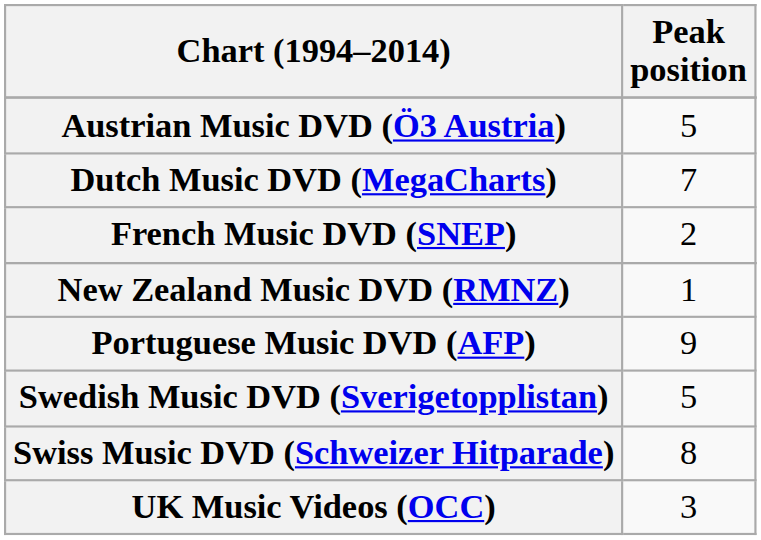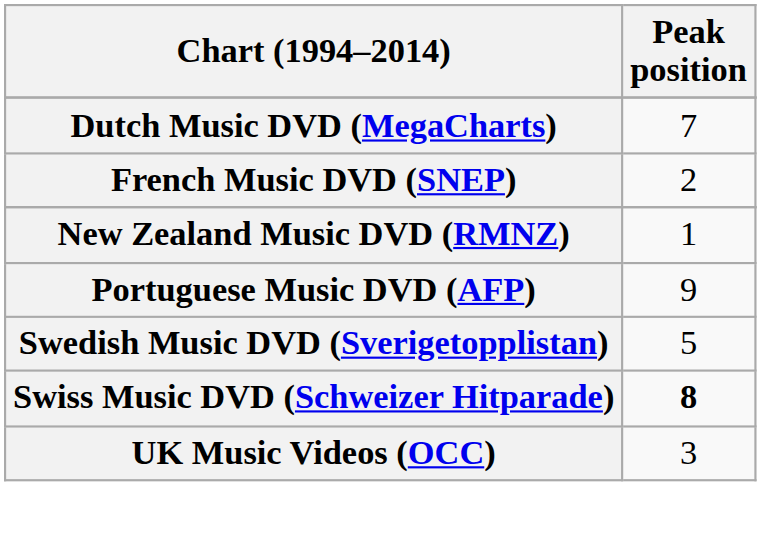- row: (314, 125)
(689, 452) normal -> (689, 397) bold
